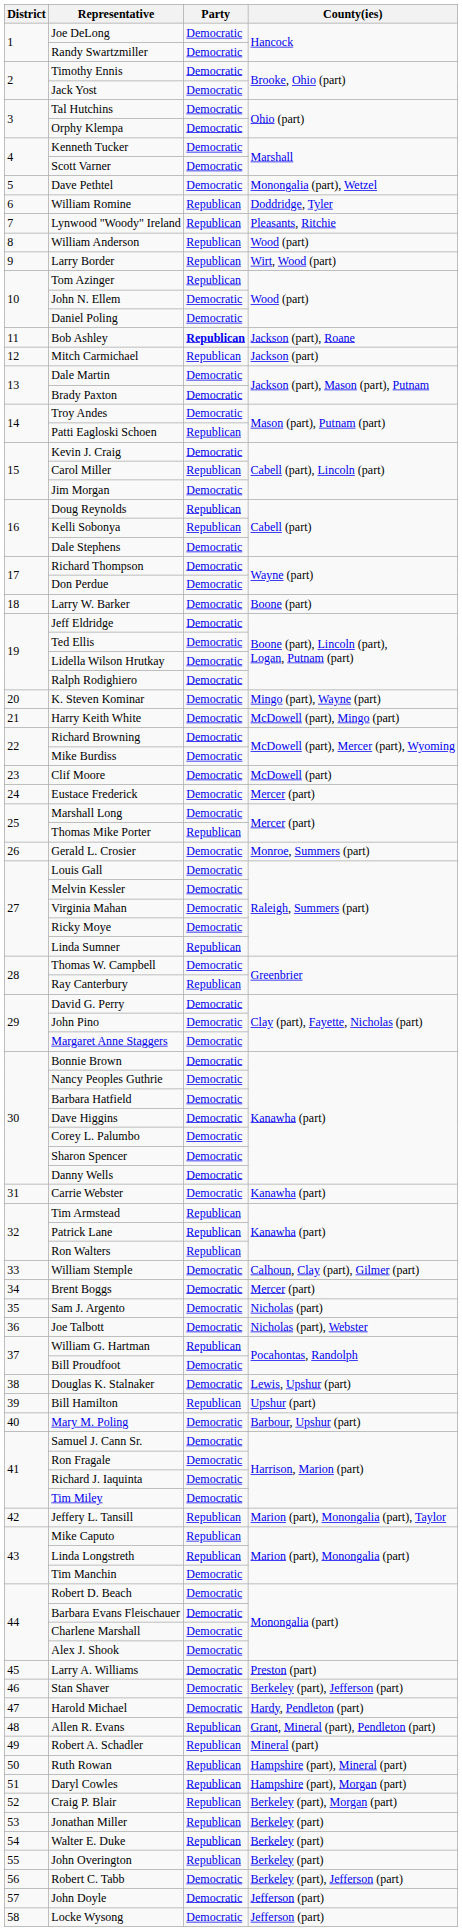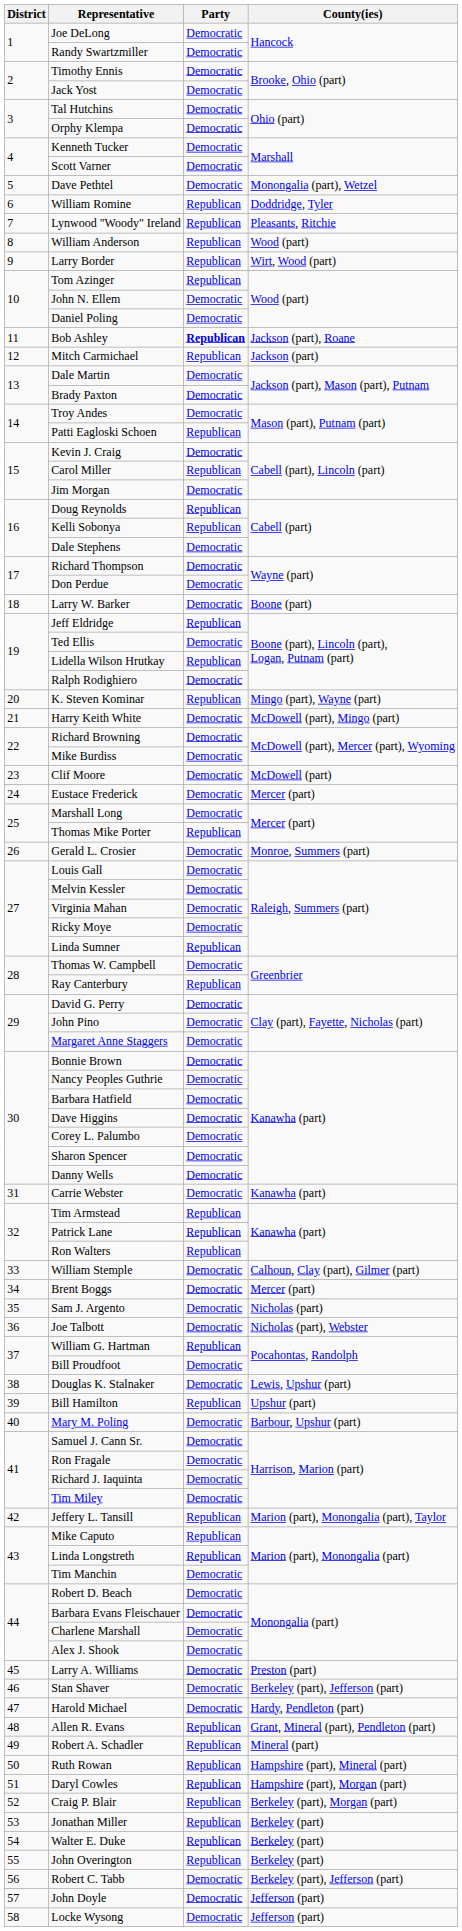(214, 623) Democratic -> (214, 623) Republican
(214, 661) Democratic -> (214, 661) Republican
(214, 699) Democratic -> (214, 699) Republican
